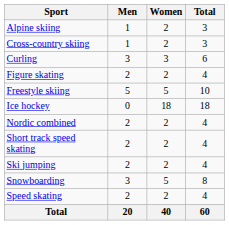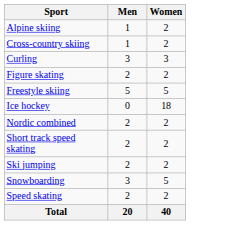- column: (205, 12)
